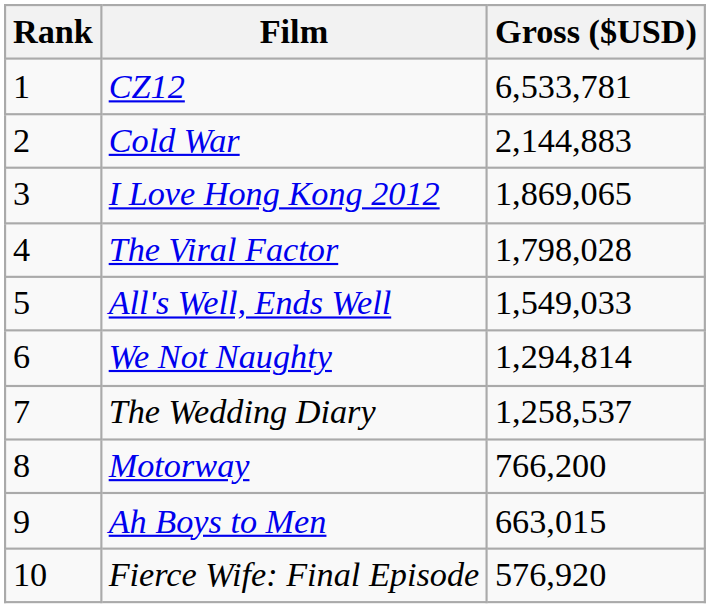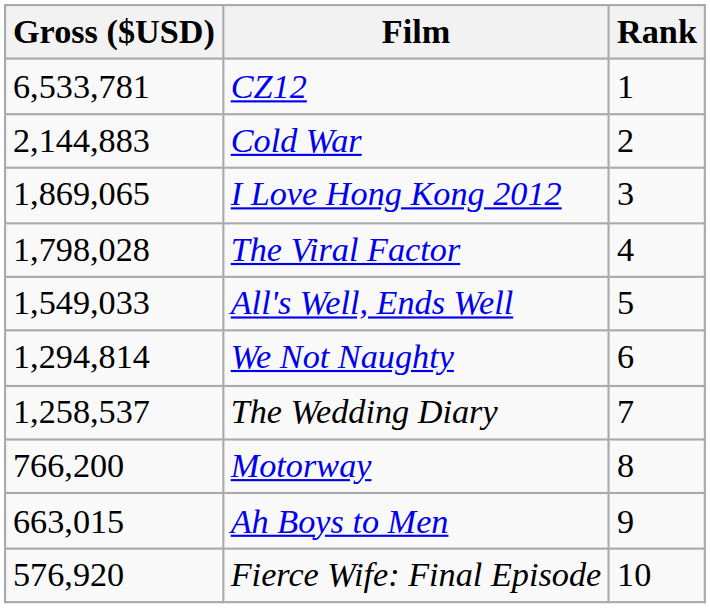columns swapped: (53, 31) <-> (596, 31)
